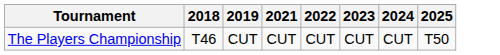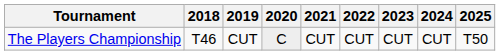+ column: (281, 16)
